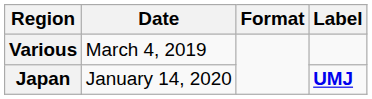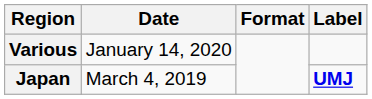(146, 49) March 4, 2019 -> (159, 49) January 14, 2020
(159, 79) January 14, 2020 -> (146, 79) March 4, 2019
